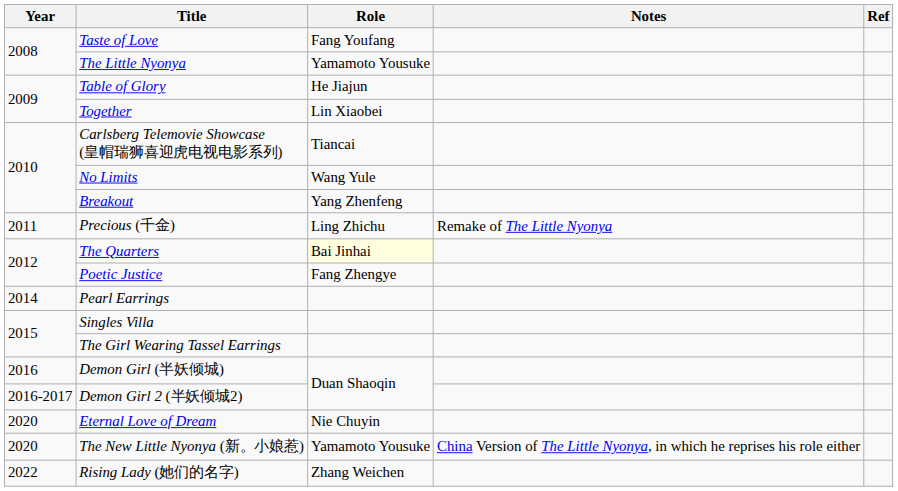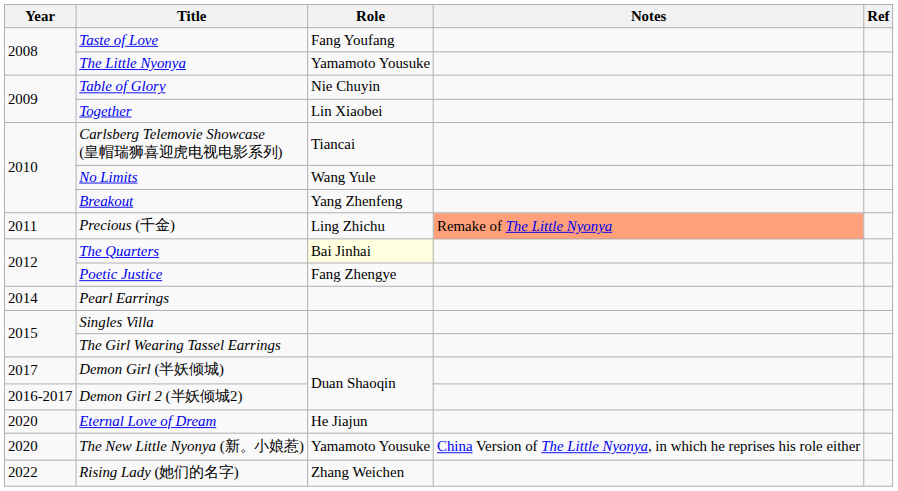(339, 87) He Jiajun -> (345, 87) Nie Chuyin
(525, 226) no background -> (525, 226) lightsalmon background
(23, 370) 2016 -> (23, 370) 2017
(345, 421) Nie Chuyin -> (339, 421) He Jiajun
